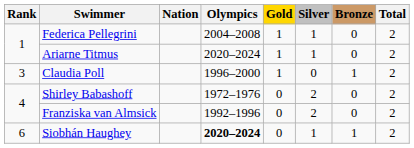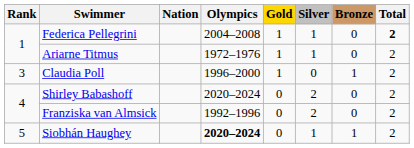(392, 34) normal -> (392, 34) bold
(232, 53) 2020–2024 -> (232, 53) 1972–1976
(232, 93) 1972–1976 -> (232, 93) 2020–2024
(22, 133) 6 -> (22, 133) 5
